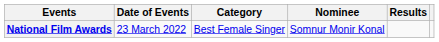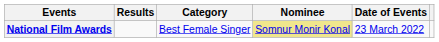columns swapped: (153, 12) <-> (408, 12)
(337, 29) no background -> (303, 29) khaki background
